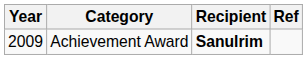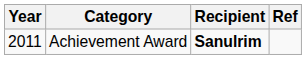(26, 41) 2009 -> (25, 41) 2011
